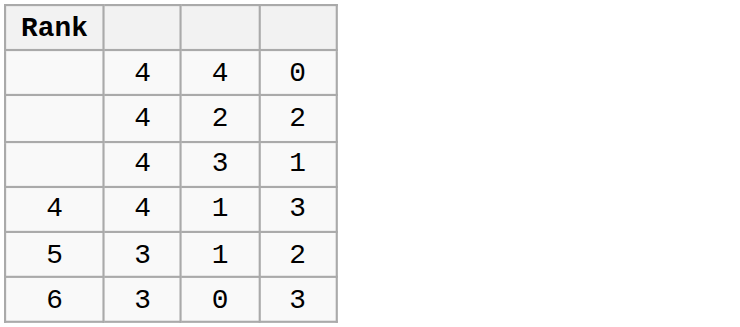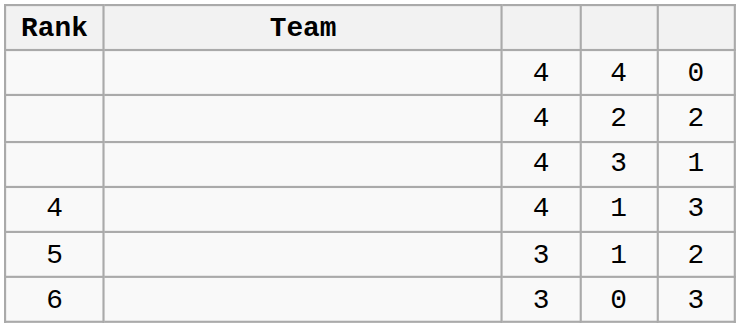+ column: (303, 28)
